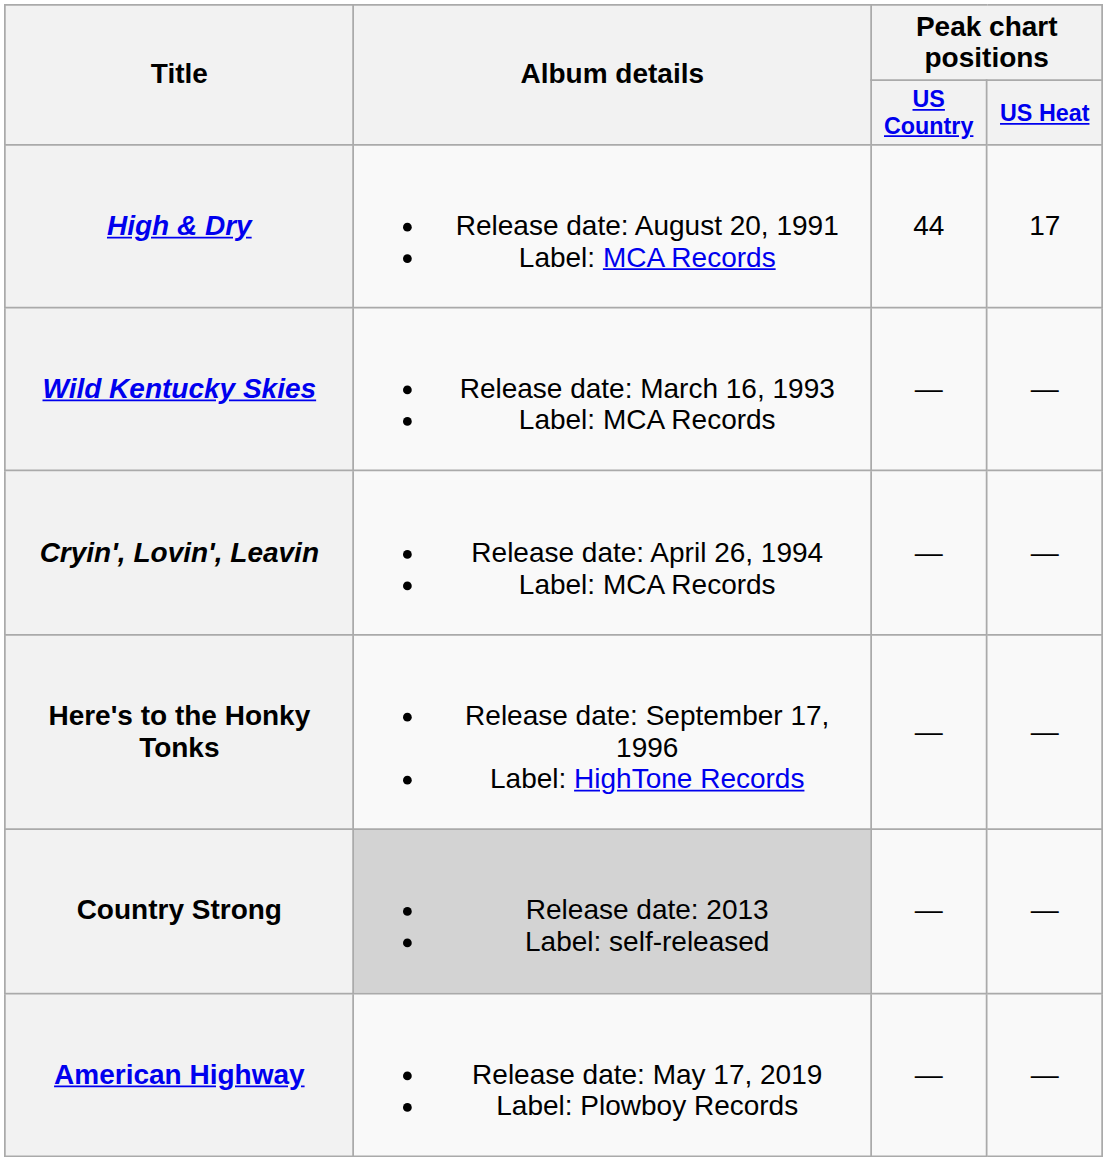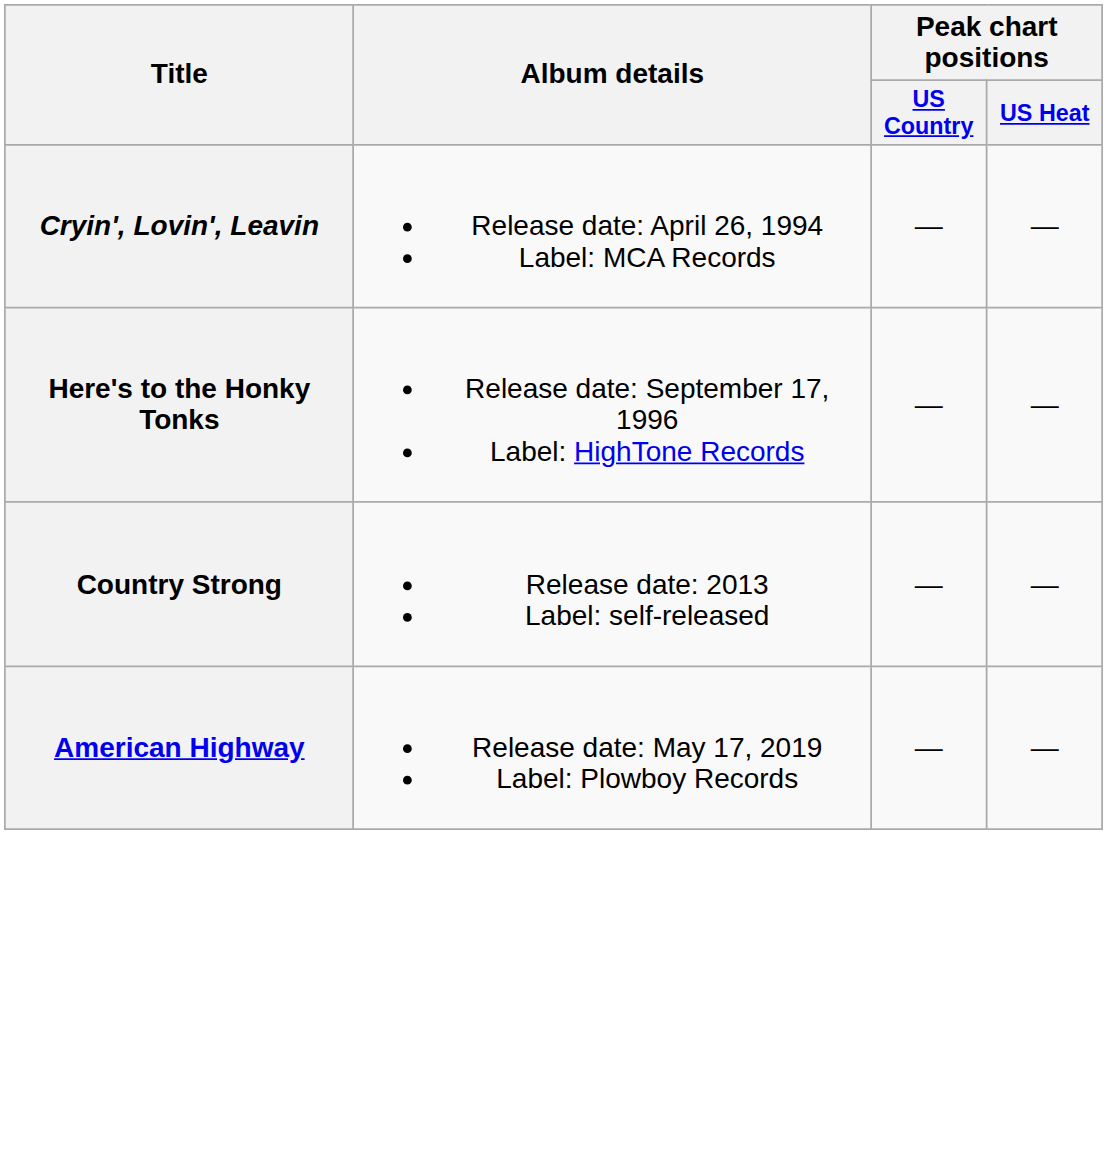- row: (179, 225)
- row: (179, 389)
(612, 927) lightgrey background -> (612, 600) no background
